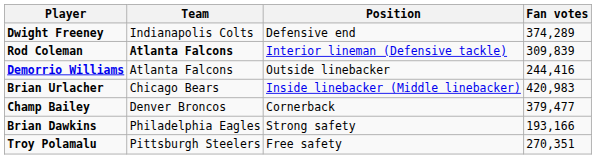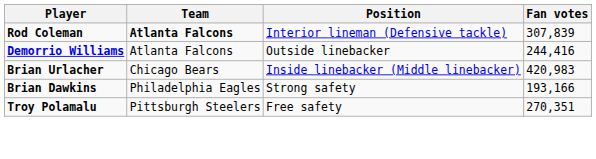- row: (55, 32)
(550, 51) 309,839 -> (550, 32) 307,839
- row: (48, 107)
